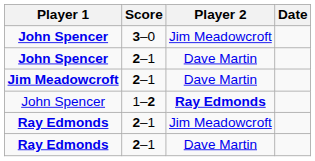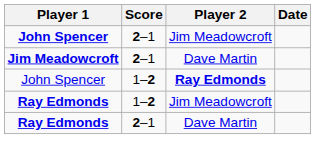(144, 36) 3–0 -> (144, 36) 2–1
- row: (63, 58)
(144, 123) 2–1 -> (144, 101) 1–2
